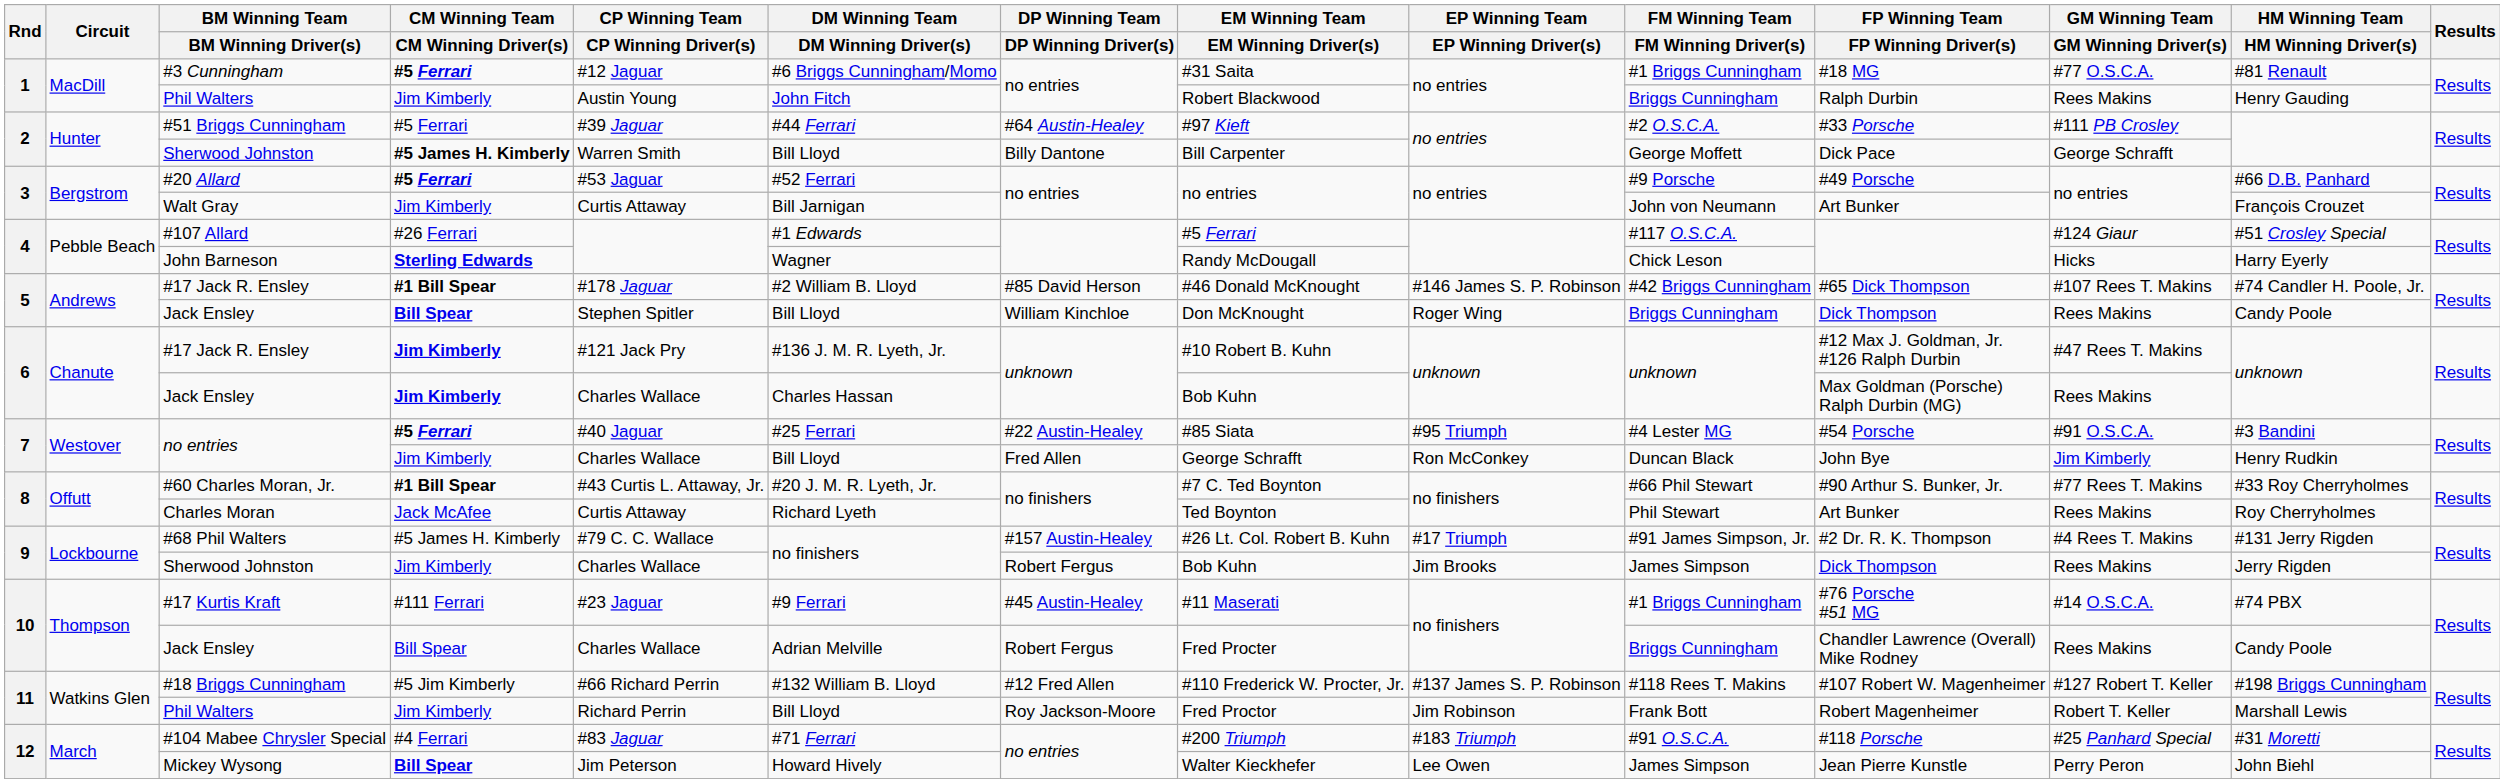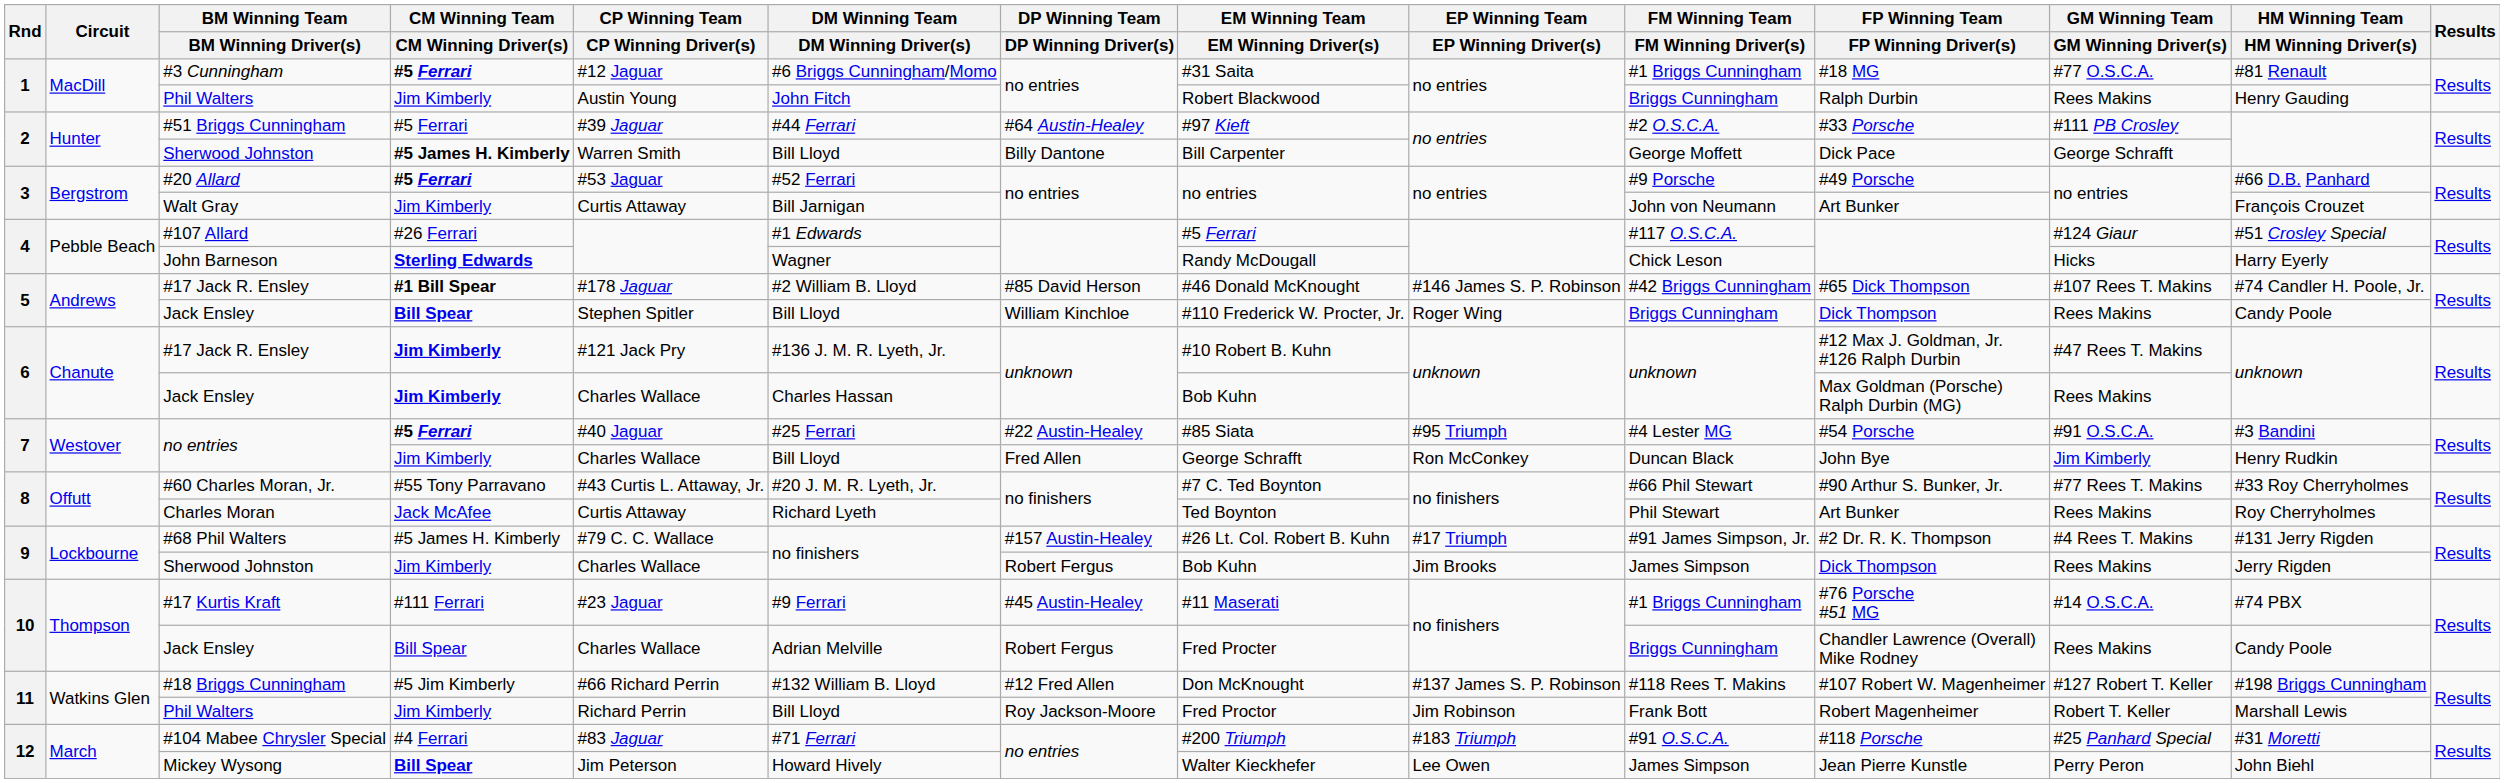(1243, 314) Don McKnought -> (1293, 314) #110 Frederick W. Procter, Jr.
(445, 486) #1 Bill Spear -> (470, 486) #55 Tony Parravano
(1293, 685) #110 Frederick W. Procter, Jr. -> (1243, 685) Don McKnought
